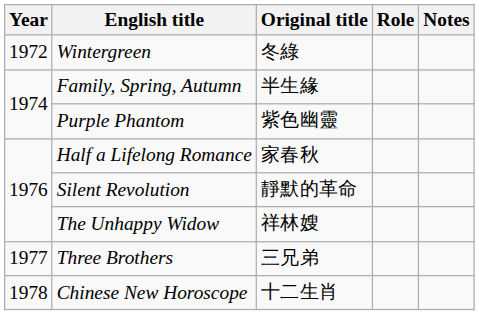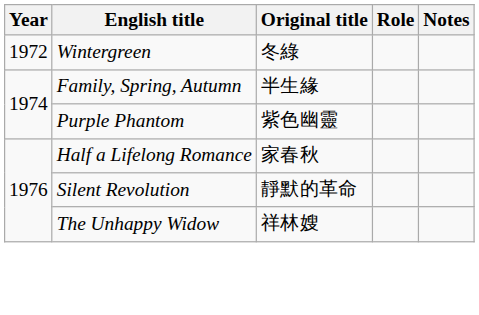- row: (115, 258)
- row: (152, 292)
